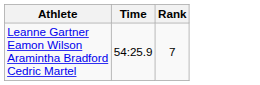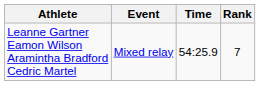+ column: (143, 14)
